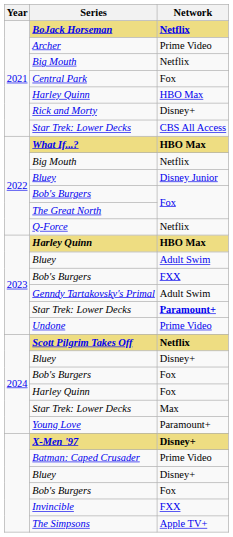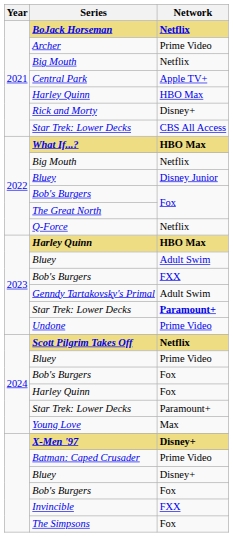(168, 78) Fox -> (183, 78) Apple TV+
(177, 359) Disney+ -> (186, 359) Prime Video
(169, 408) Max -> (185, 408) Paramount+
(185, 425) Paramount+ -> (169, 425) Max
(183, 524) Apple TV+ -> (168, 524) Fox
